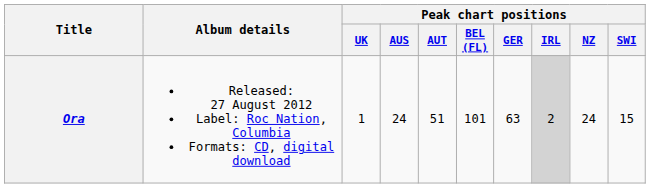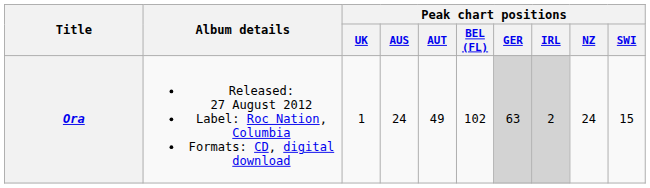(437, 119) 51 -> (437, 119) 49
(475, 119) 101 -> (475, 119) 102
(513, 119) no background -> (513, 119) lightgrey background
